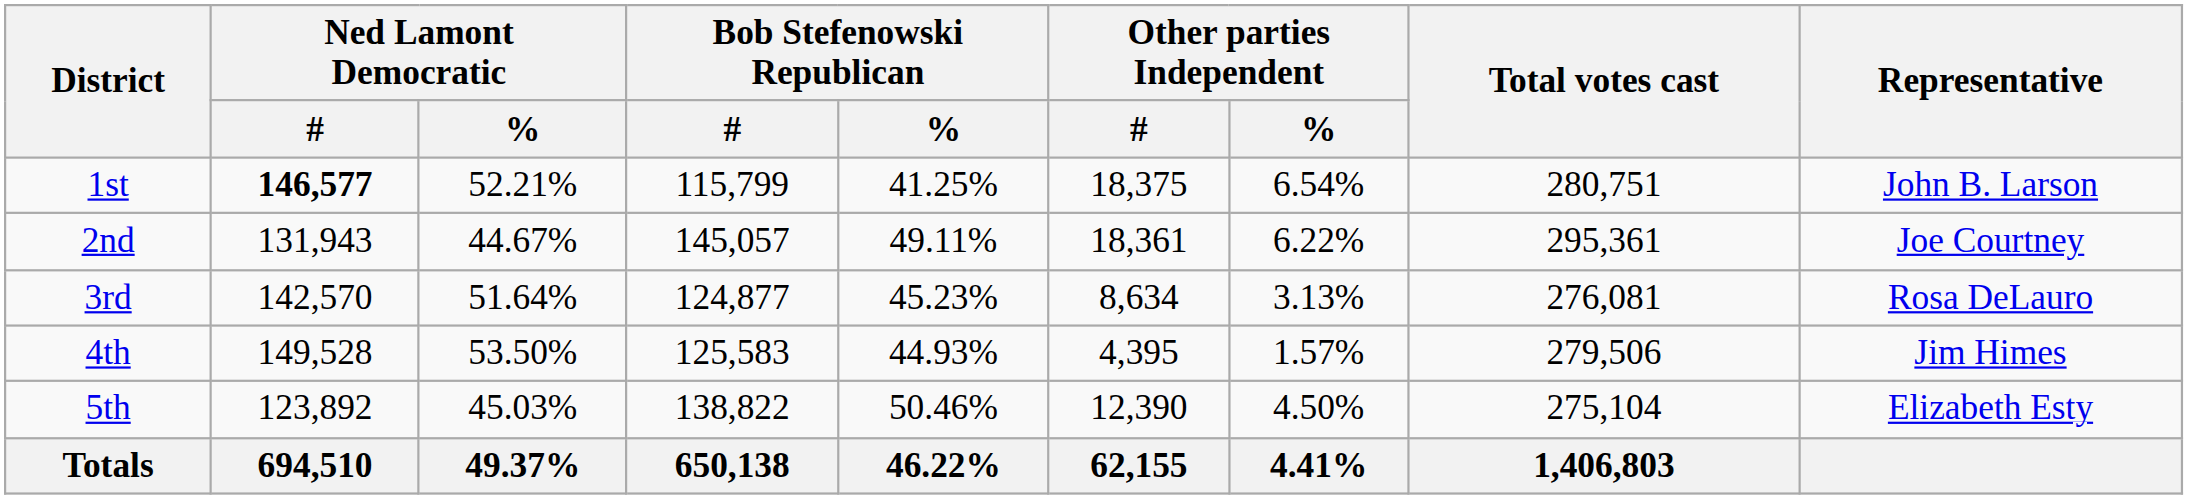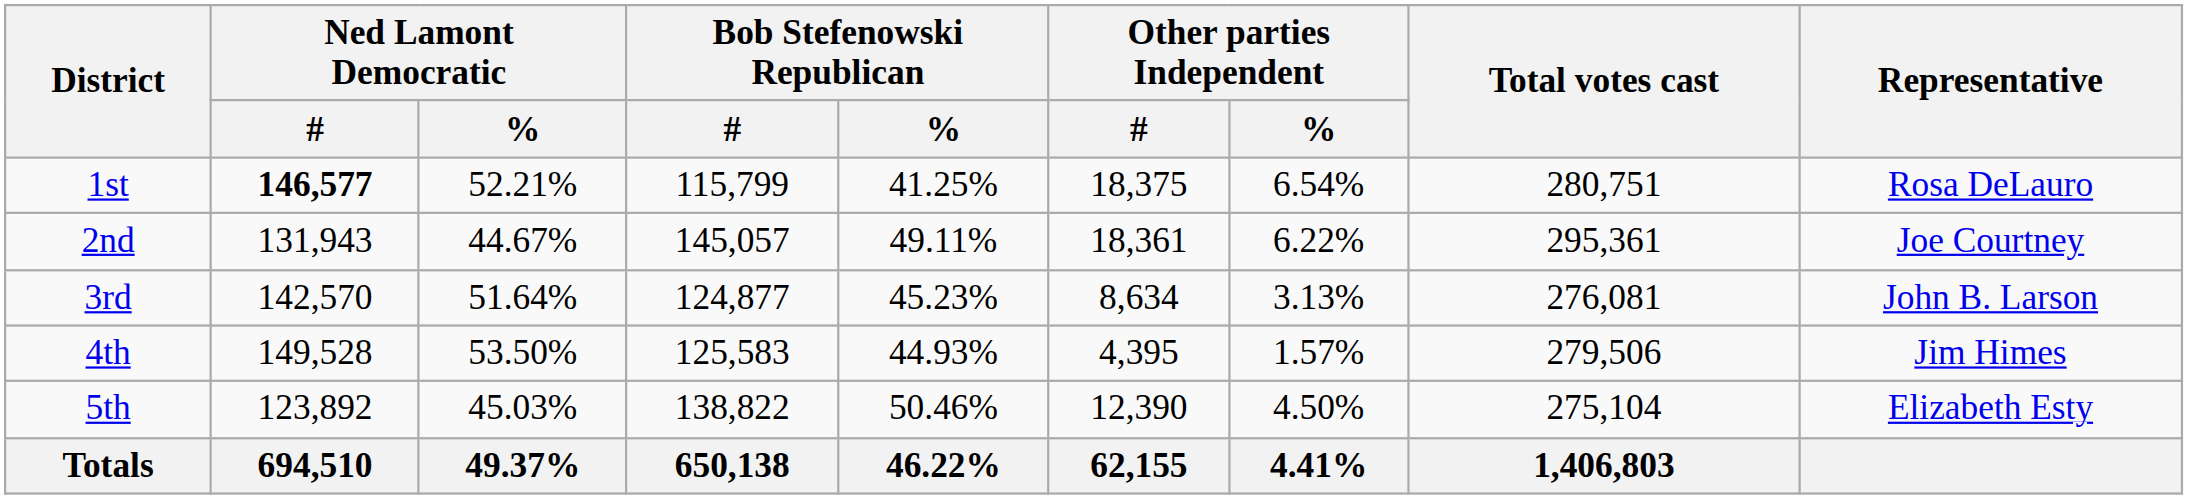(1990, 184) John B. Larson -> (1990, 184) Rosa DeLauro
(1990, 296) Rosa DeLauro -> (1990, 296) John B. Larson
